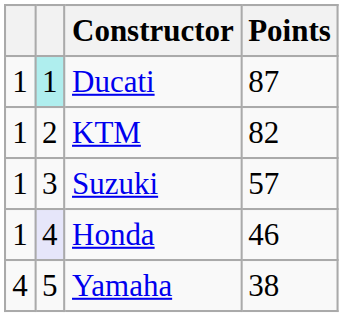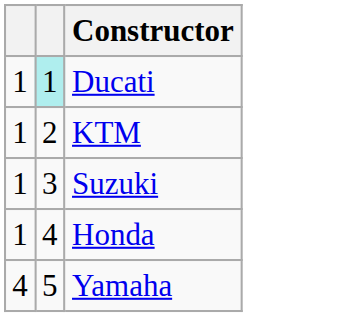- column: (290, 30)
(50, 234) lavender background -> (50, 234) no background
